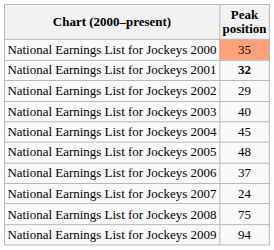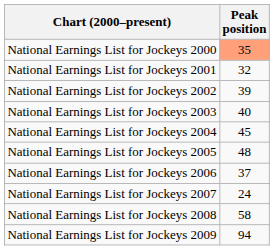(244, 70) bold -> (244, 70) normal
(244, 91) 29 -> (244, 91) 39
(244, 214) 75 -> (244, 214) 58
